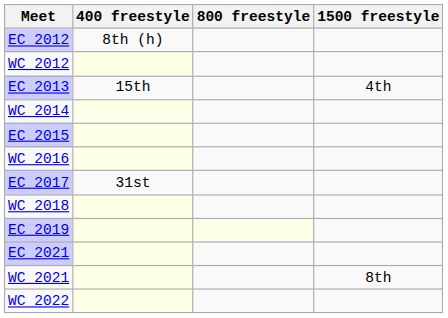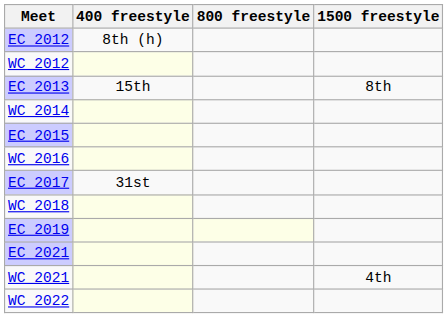(378, 88) 4th -> (378, 88) 8th
(378, 277) 8th -> (378, 277) 4th
